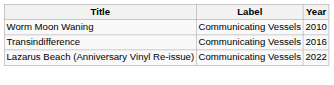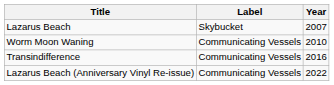+ row: (39, 27)
